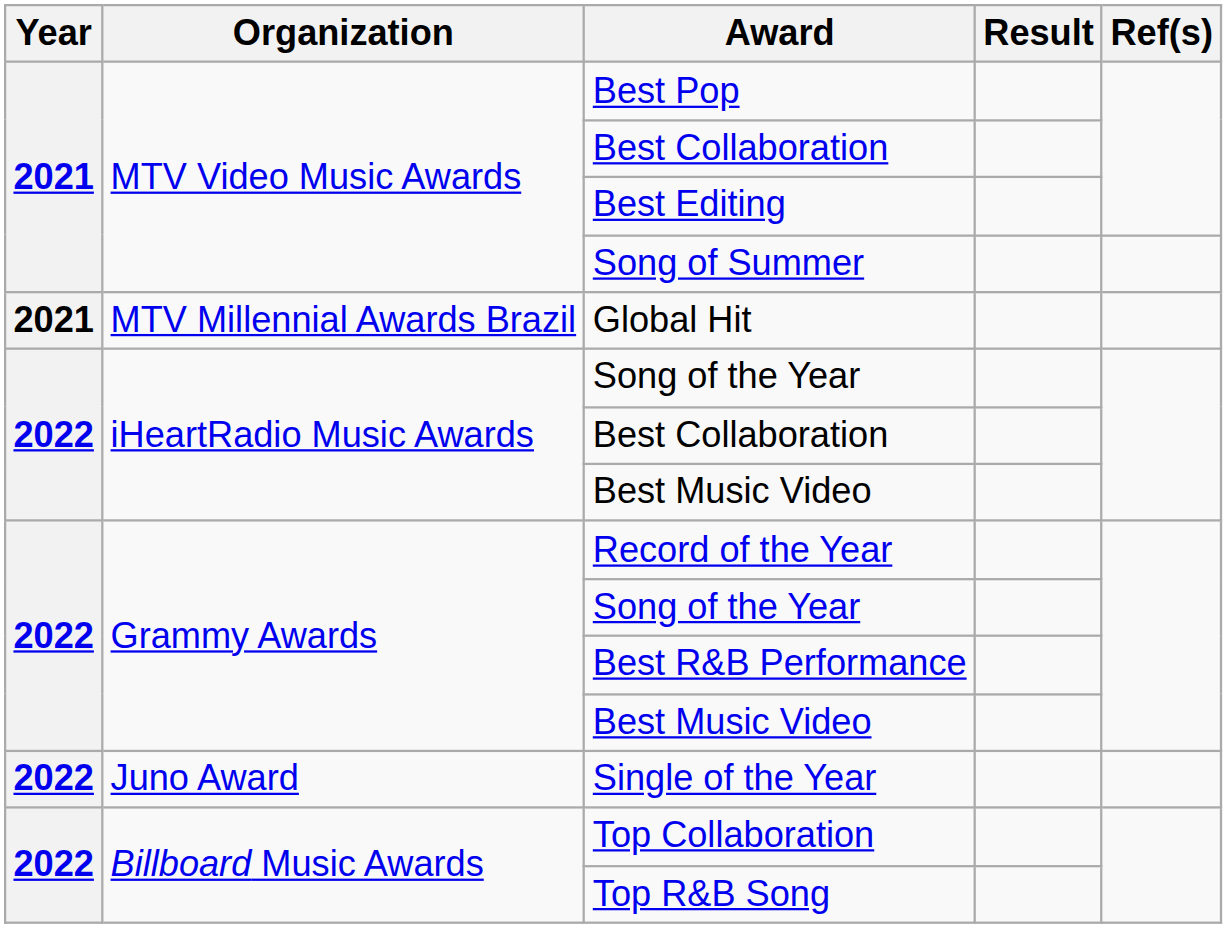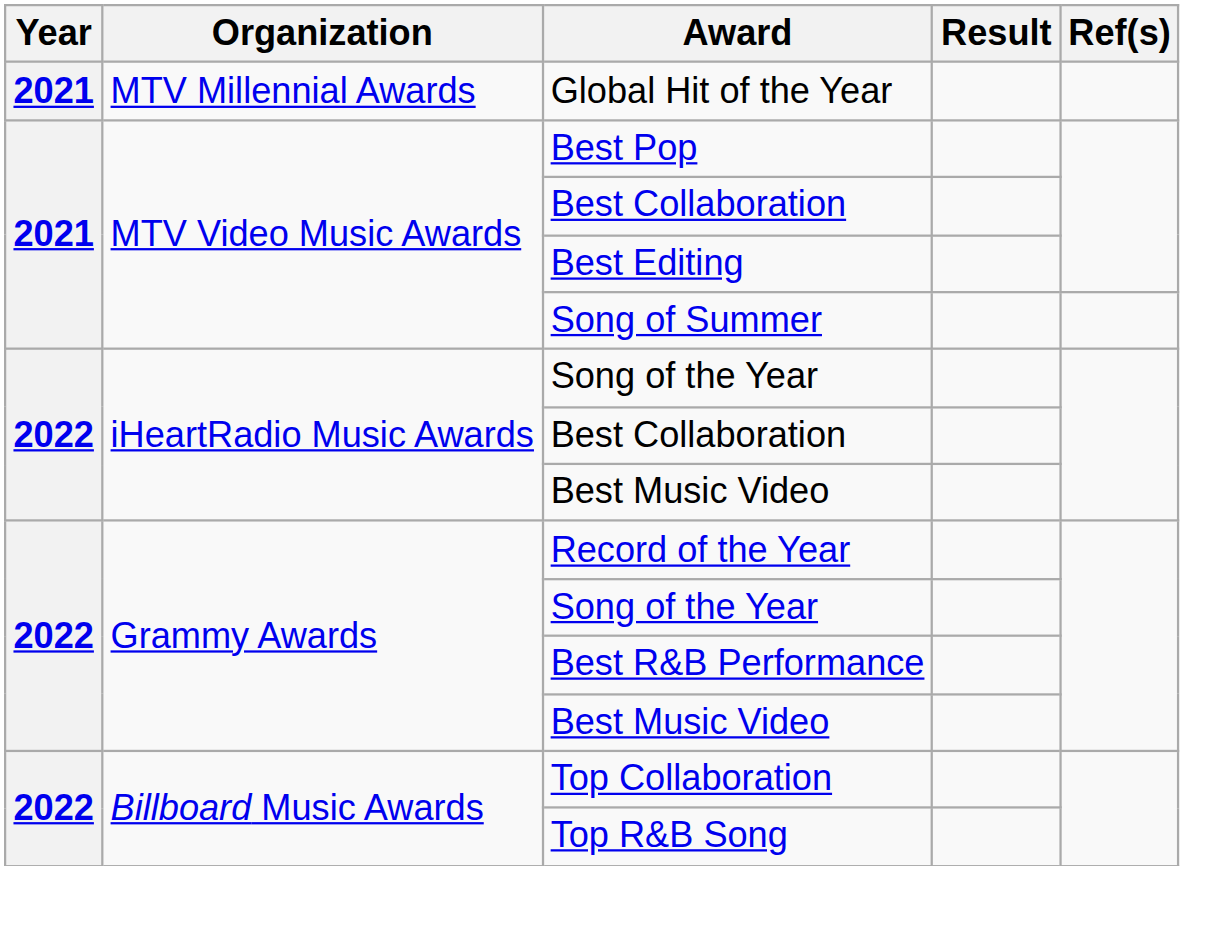+ row: (293, 90)
- row: (343, 319)
- row: (205, 778)
